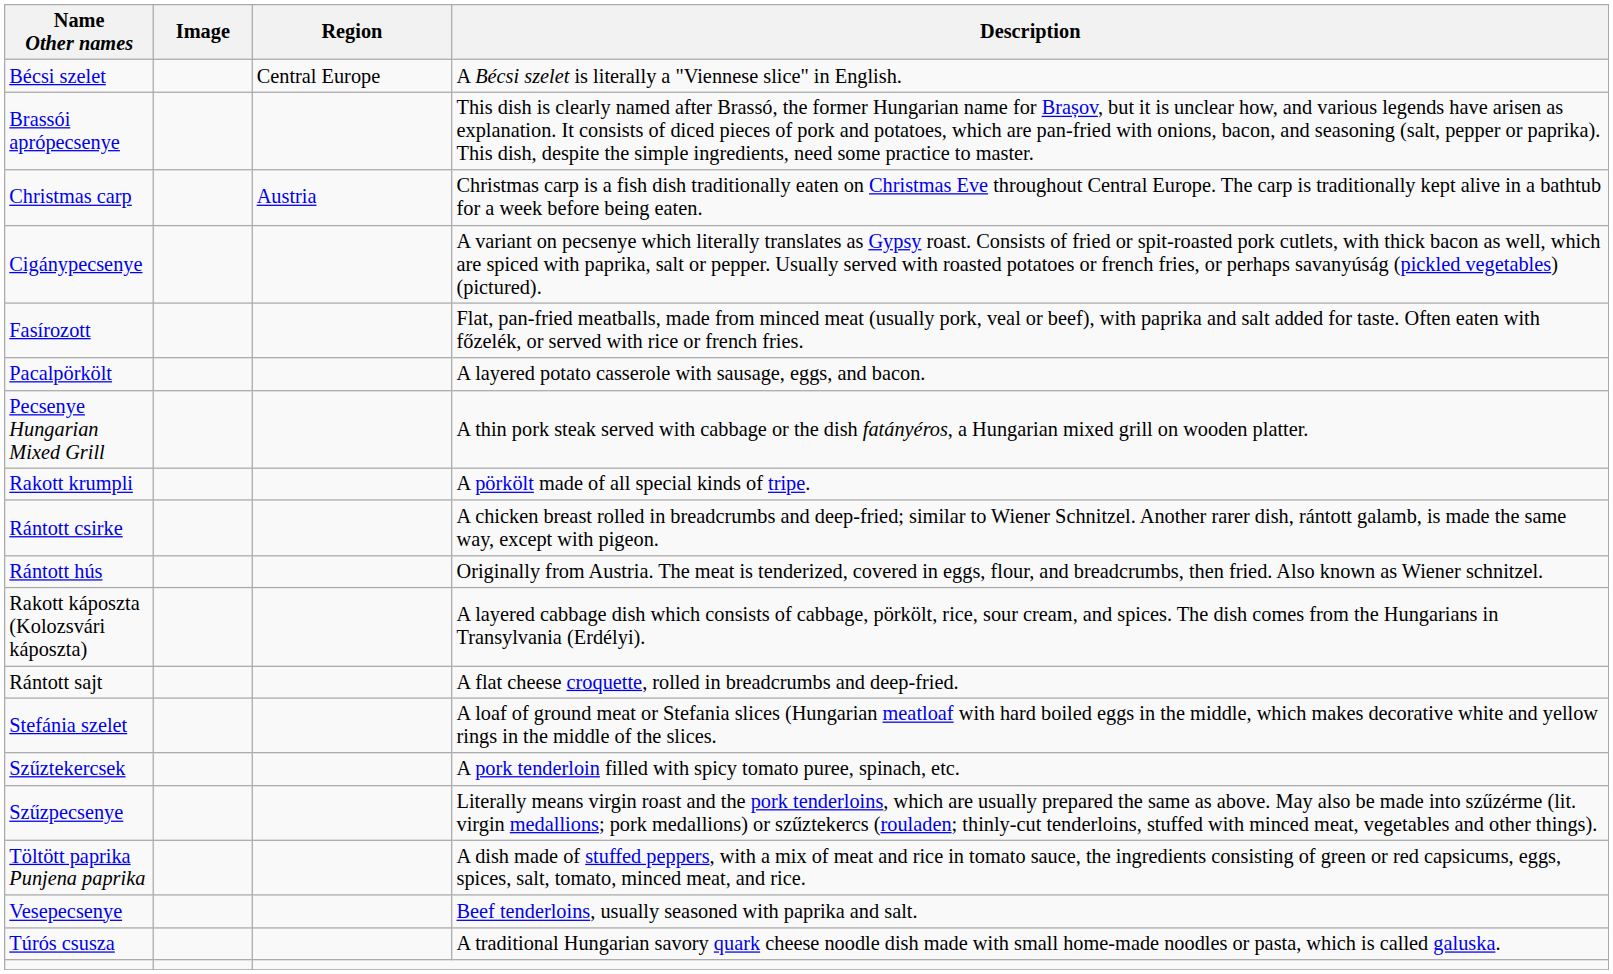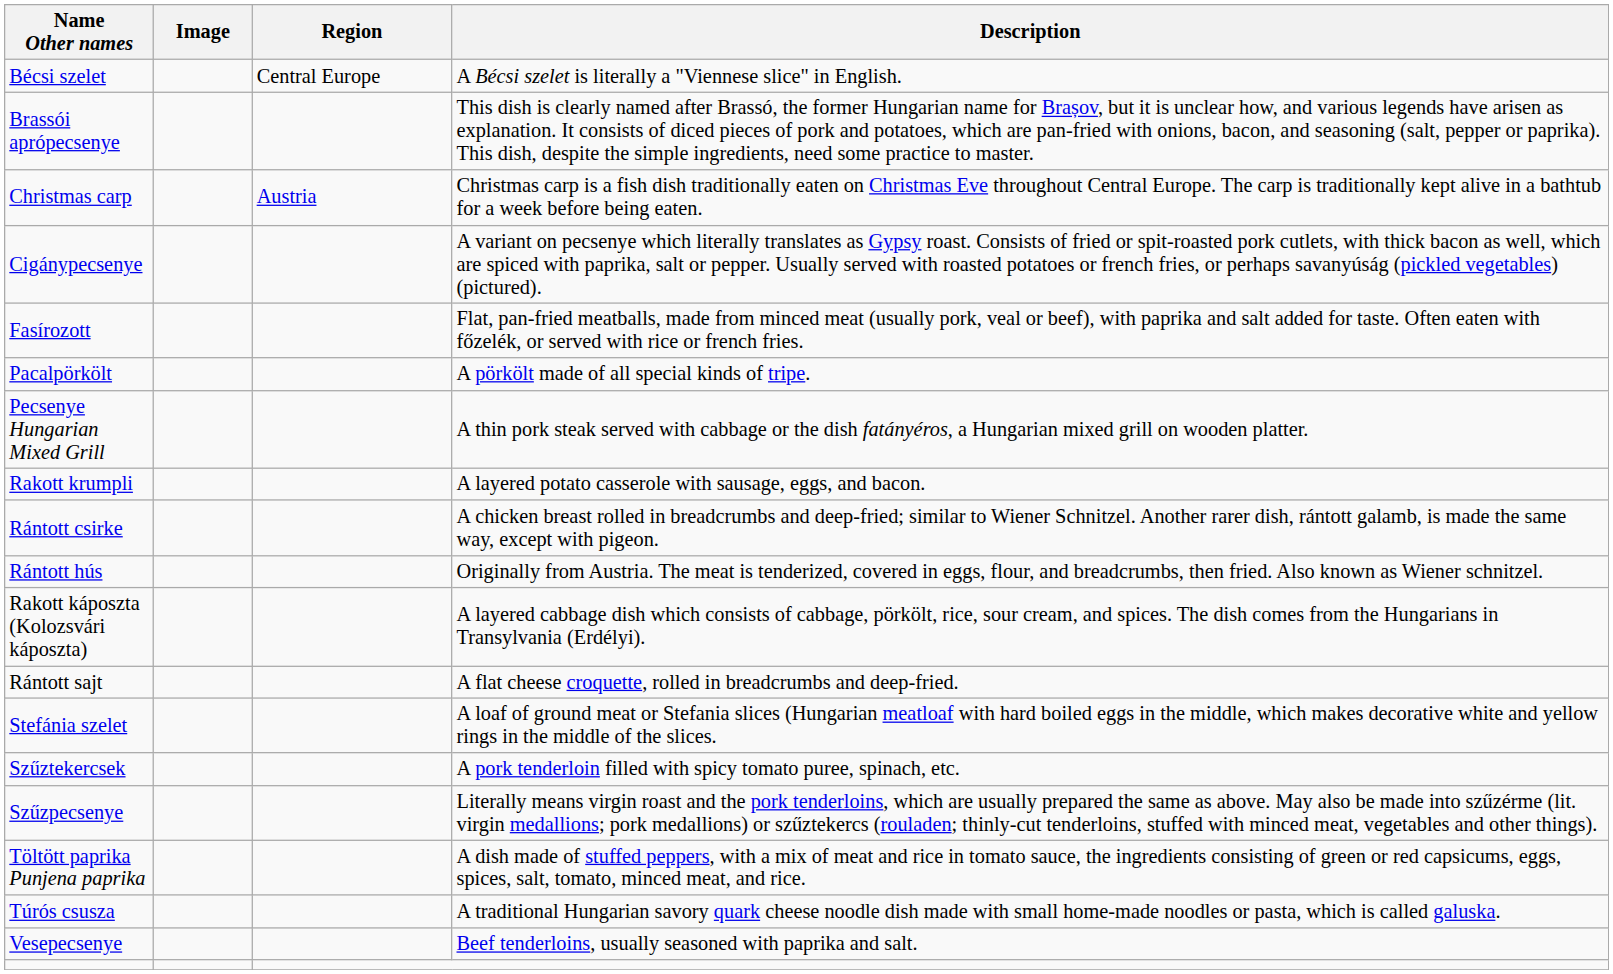(691, 373) A layered potato casserole with sausage, eggs, and bacon. -> (633, 373) A pörkölt made of all special kinds of tripe.
(633, 484) A pörkölt made of all special kinds of tripe. -> (691, 484) A layered potato casserole with sausage, eggs, and bacon.
rows swapped: (62, 943) <-> (66, 911)
